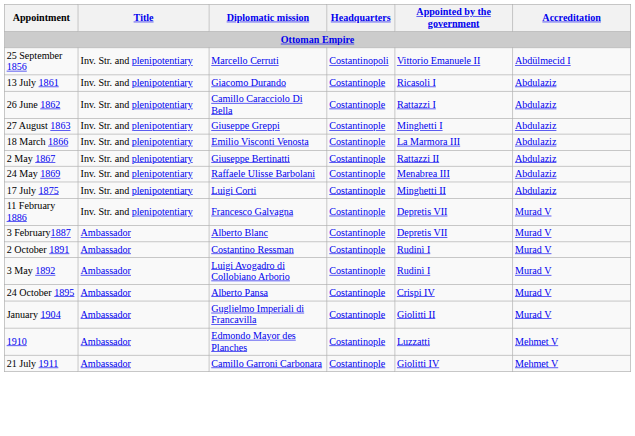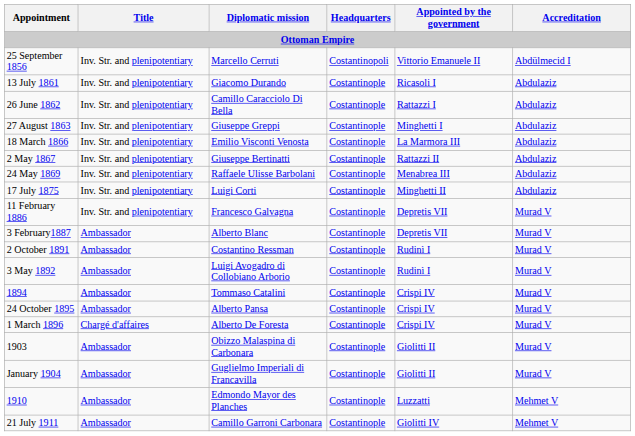+ row: (17, 293)
+ row: (35, 324)
+ row: (17, 346)
